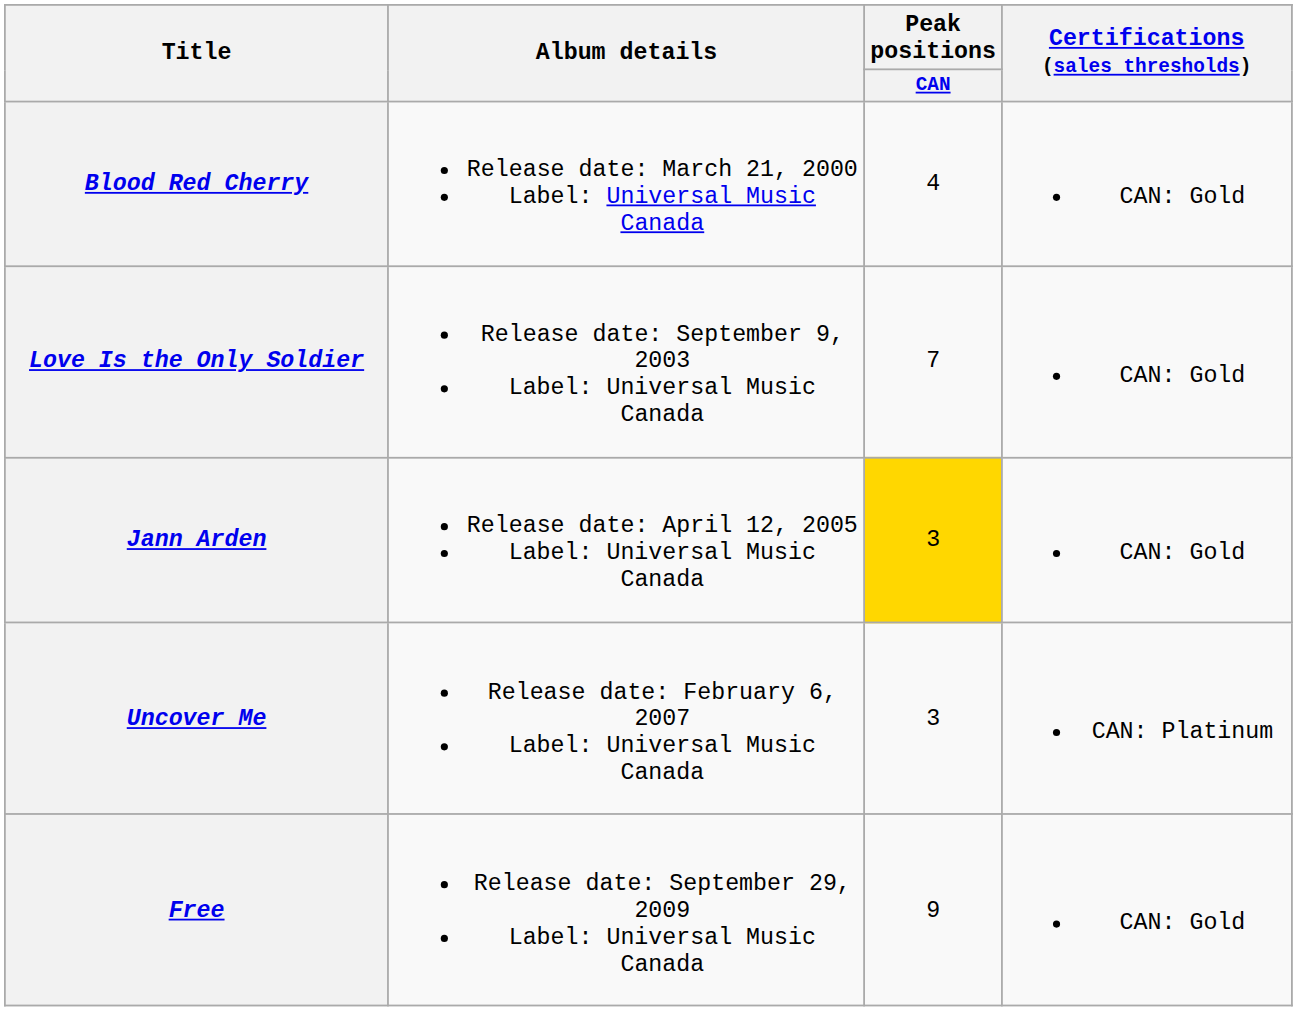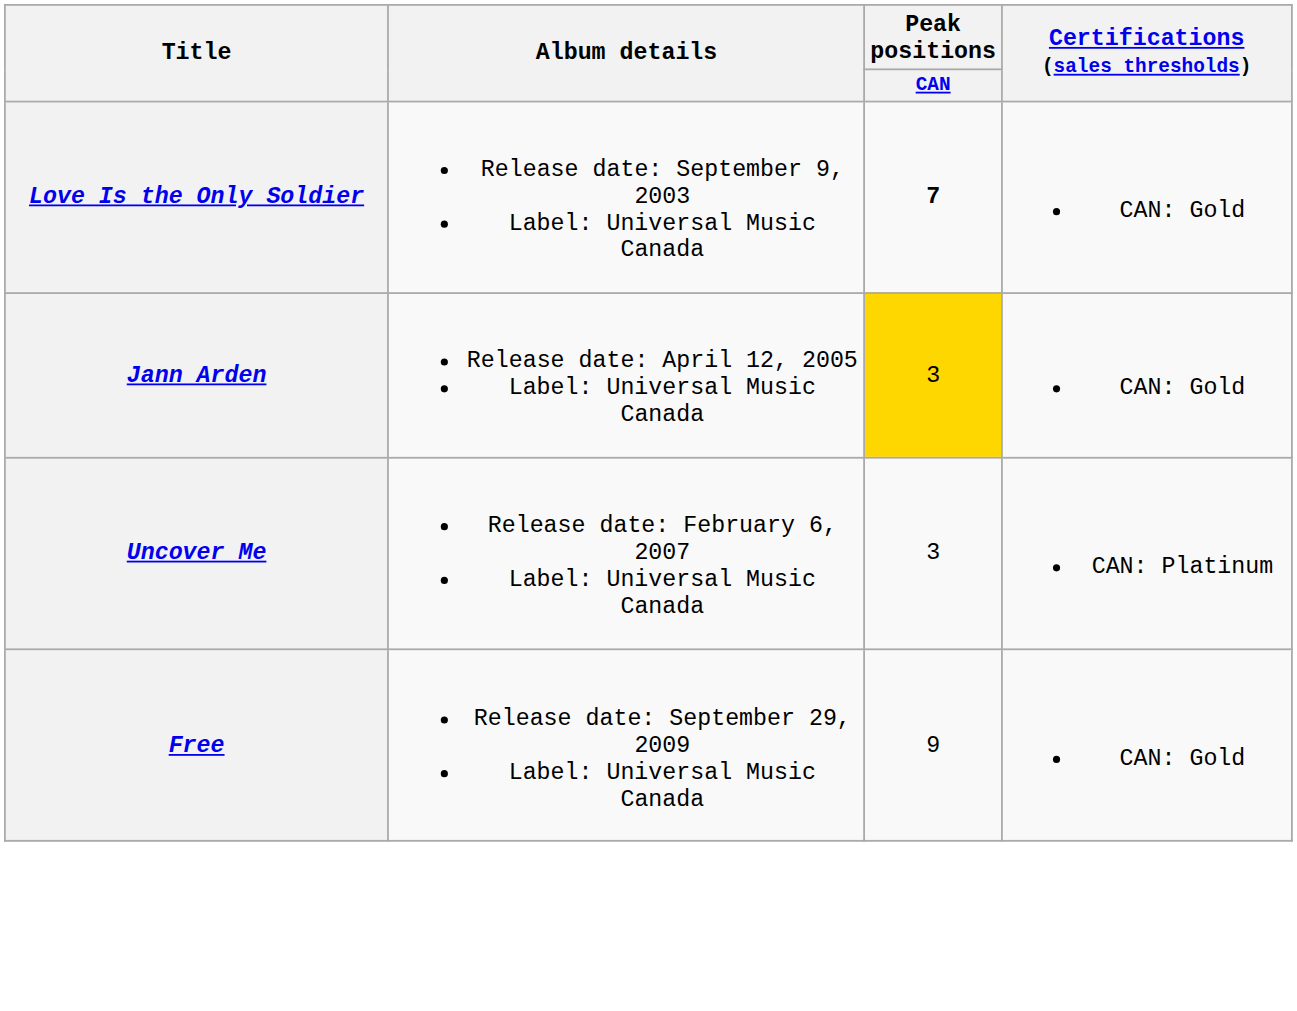- row: (197, 183)
(933, 362) normal -> (933, 197) bold
